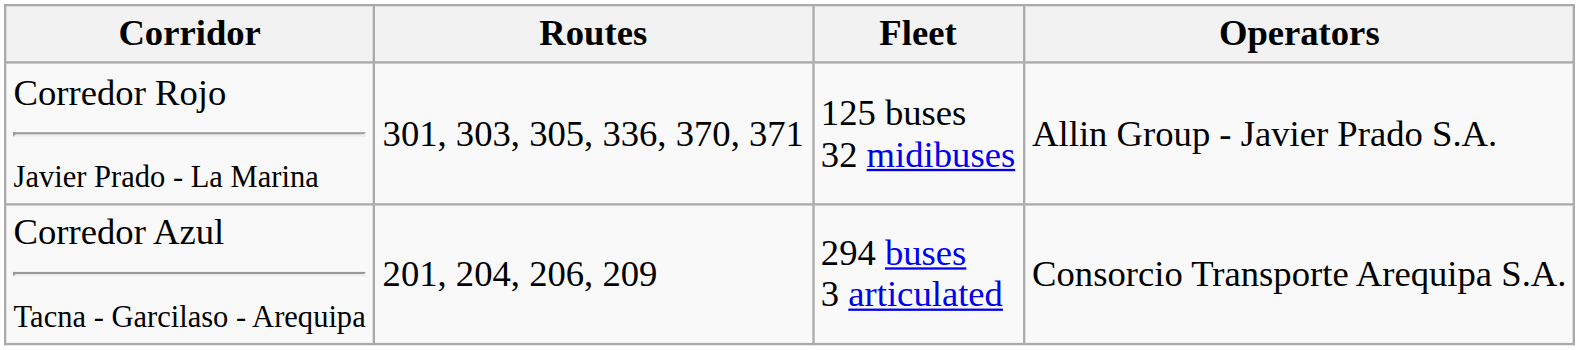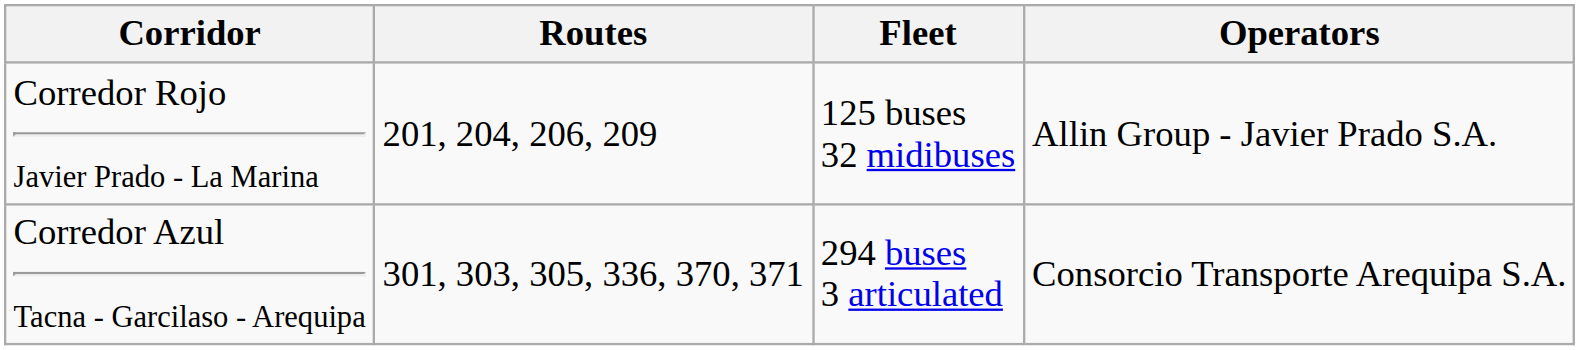(593, 132) 301, 303, 305, 336, 370, 371 -> (520, 132) 201, 204, 206, 209
(520, 273) 201, 204, 206, 209 -> (593, 273) 301, 303, 305, 336, 370, 371
